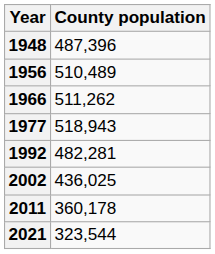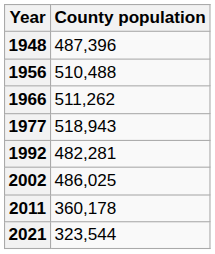(85, 72) 510,489 -> (85, 72) 510,488
(85, 180) 436,025 -> (85, 180) 486,025
